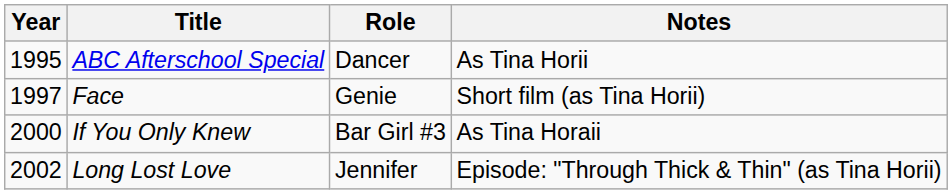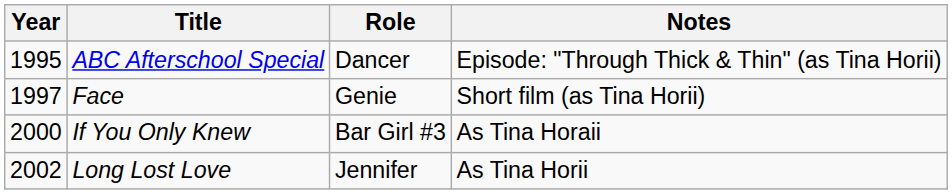(522, 59) As Tina Horii -> (699, 59) Episode: "Through Thick & Thin" (as Tina Horii)
(699, 170) Episode: "Through Thick & Thin" (as Tina Horii) -> (522, 170) As Tina Horii
